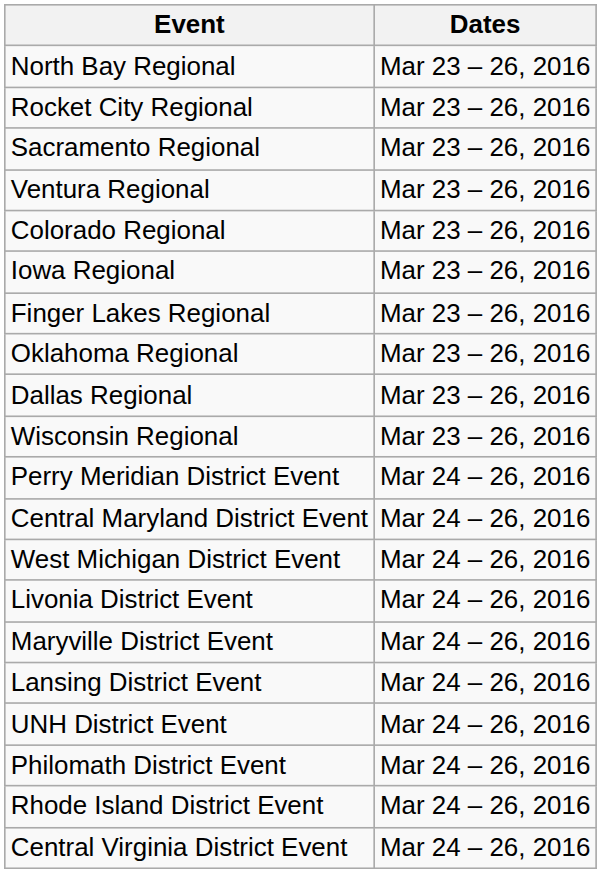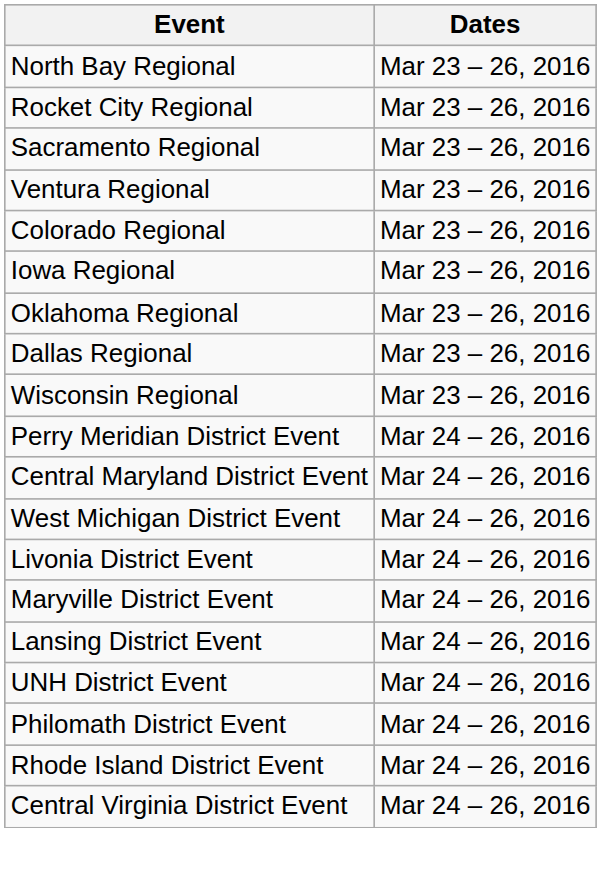- row: (140, 312)
